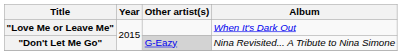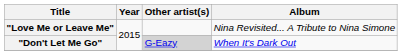(255, 27) When It's Dark Out -> (304, 27) Nina Revisited... A Tribute to Nina Simone
(304, 43) Nina Revisited... A Tribute to Nina Simone -> (255, 43) When It's Dark Out
